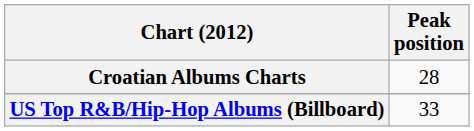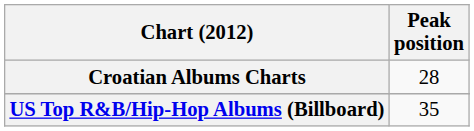(429, 109) 33 -> (429, 109) 35
